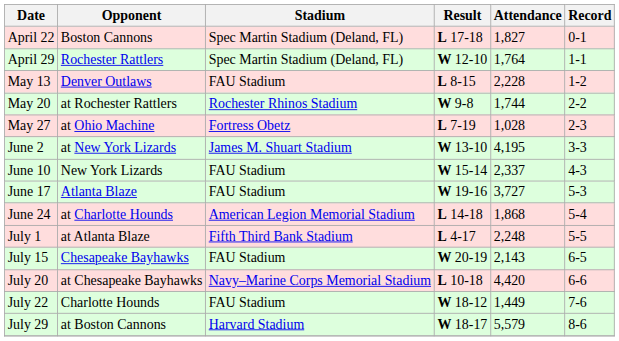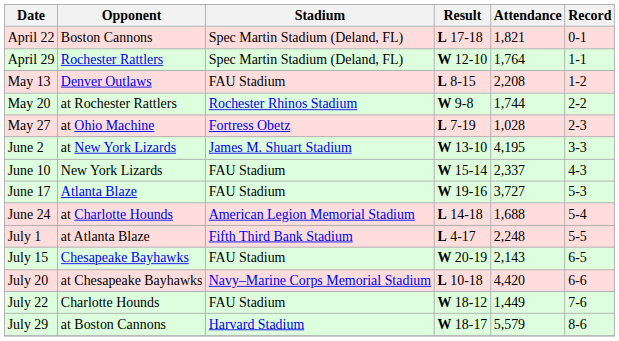(509, 37) 1,827 -> (509, 37) 1,821
(509, 81) 2,228 -> (509, 81) 2,208
(509, 214) 1,868 -> (509, 214) 1,688
